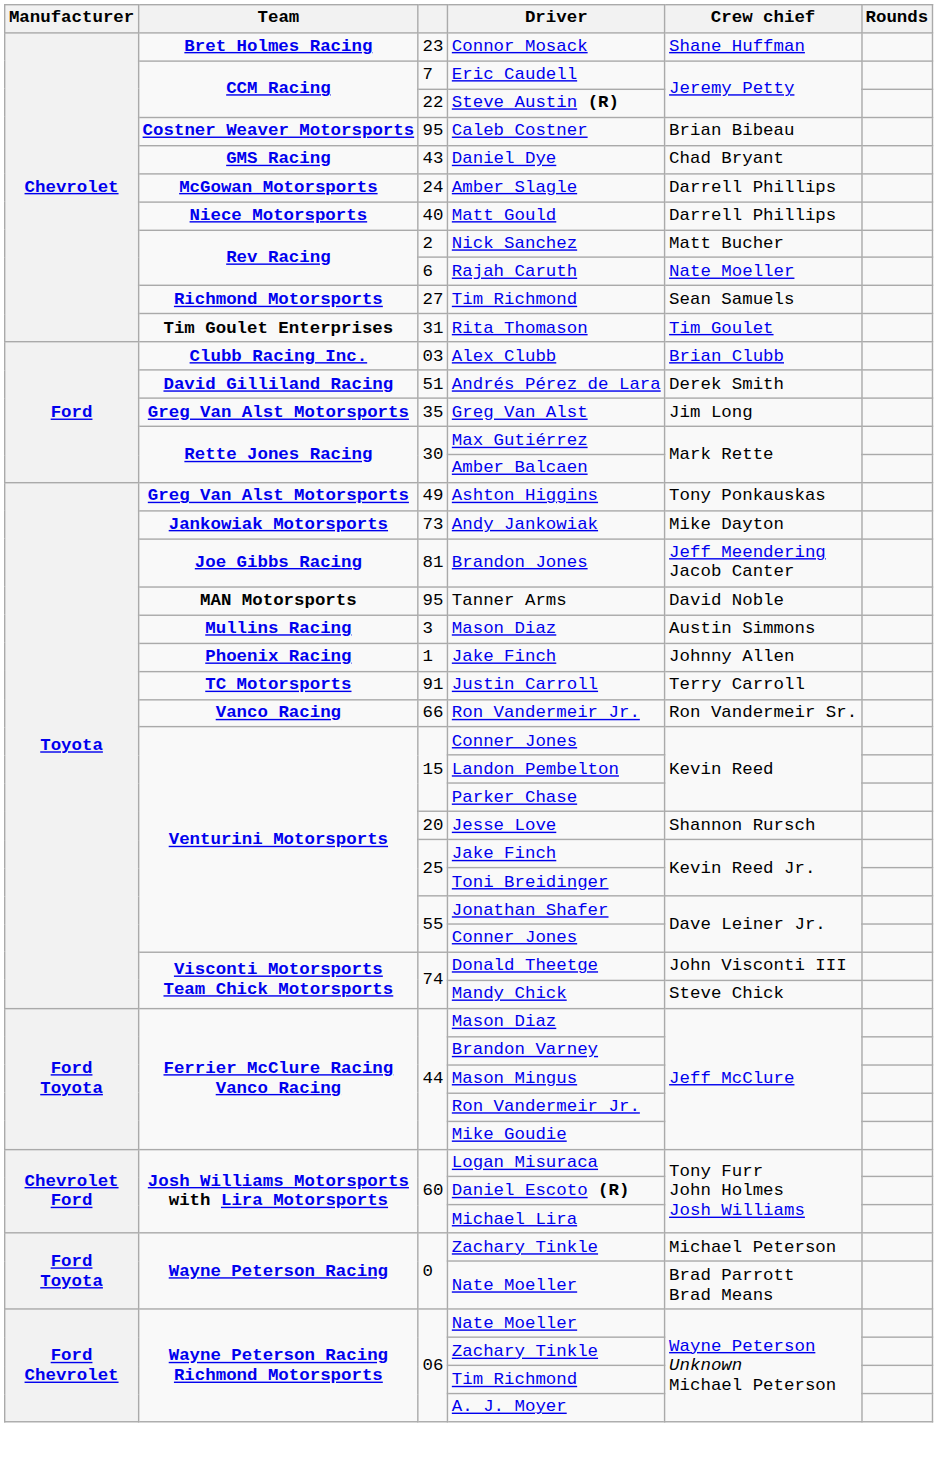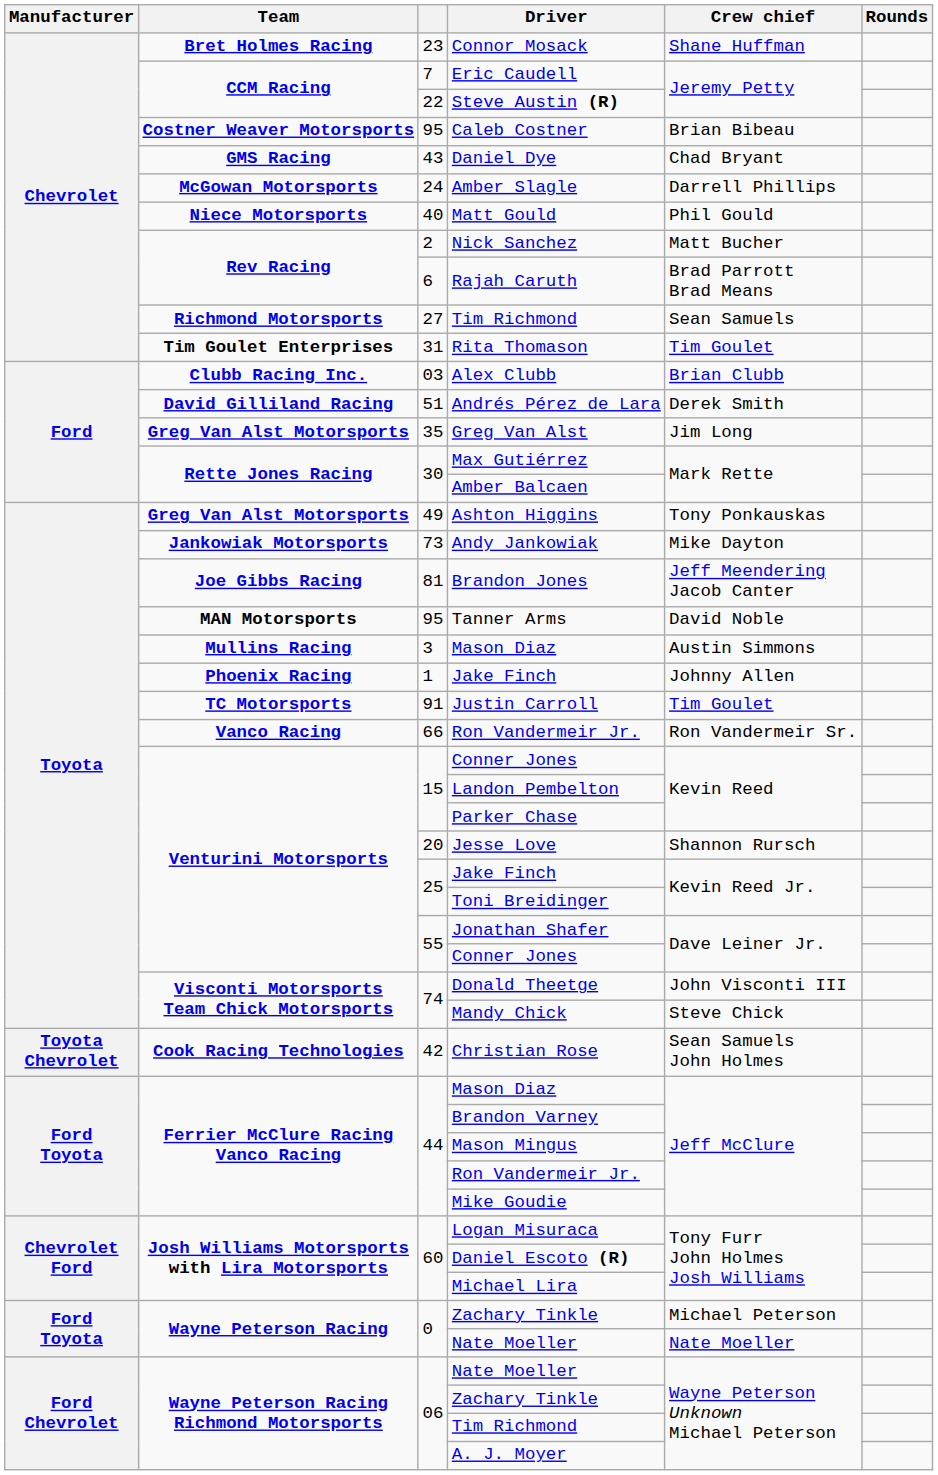(753, 216) Darrell Phillips -> (721, 216) Phil Gould
(732, 272) Nate Moeller -> (732, 282) Brad Parrott Brad Means
(737, 685) Terry Carroll -> (721, 705) Tim Goulet
+ row: (433, 1052)
(732, 1286) Brad Parrott Brad Means -> (732, 1343) Nate Moeller
